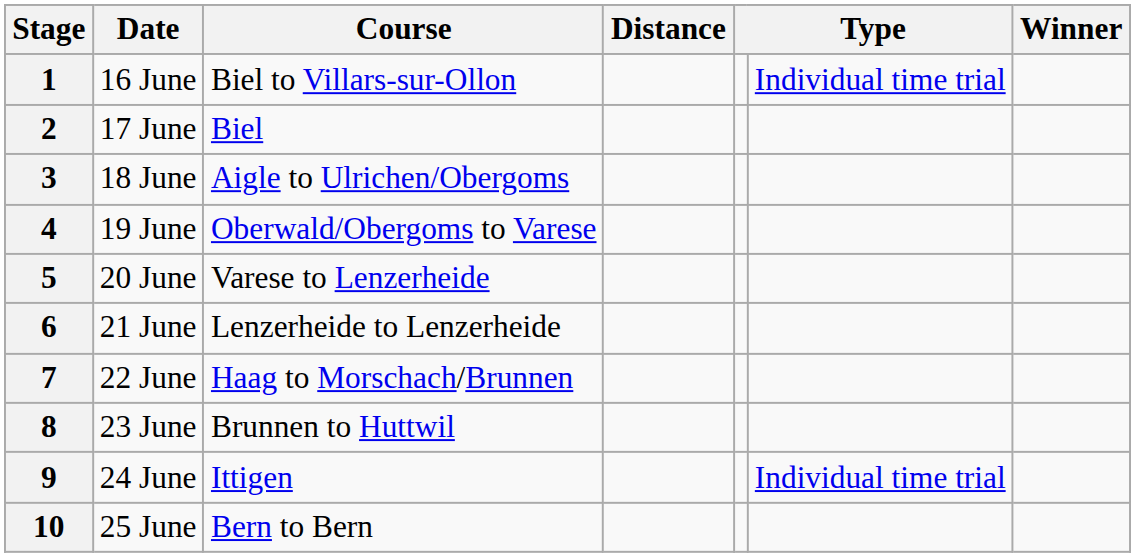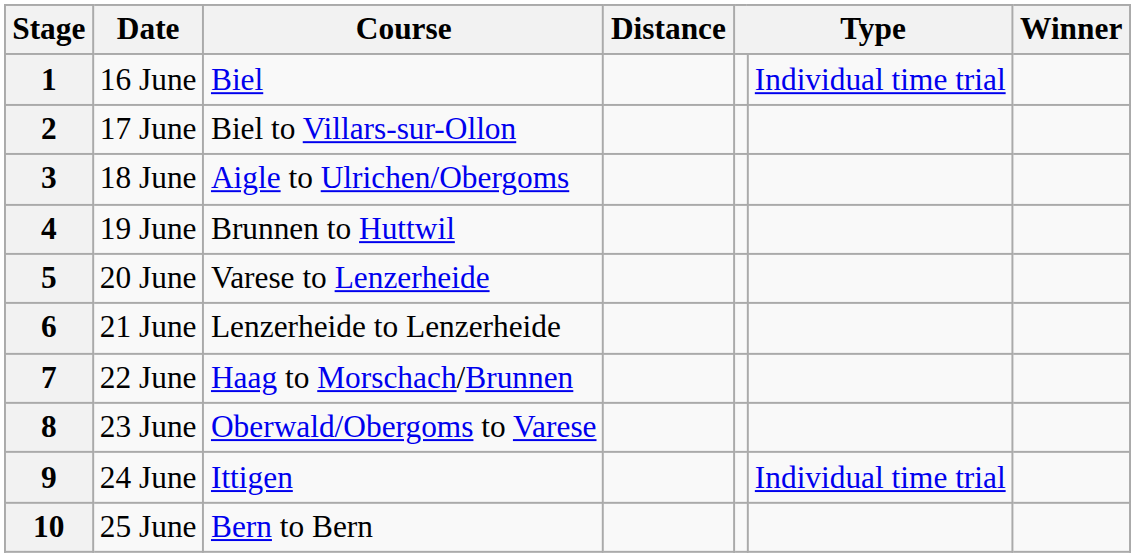(364, 79) Biel to Villars-sur-Ollon -> (237, 79) Biel
(237, 128) Biel -> (364, 128) Biel to Villars-sur-Ollon
(404, 228) Oberwald/Obergoms to Varese -> (333, 228) Brunnen to Huttwil
(333, 427) Brunnen to Huttwil -> (404, 427) Oberwald/Obergoms to Varese
